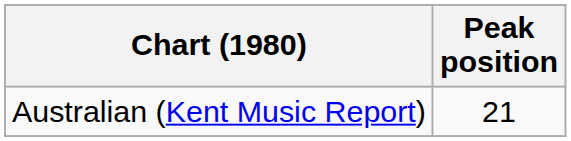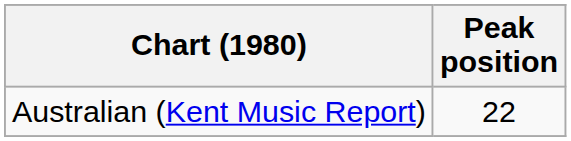(499, 111) 21 -> (499, 111) 22
